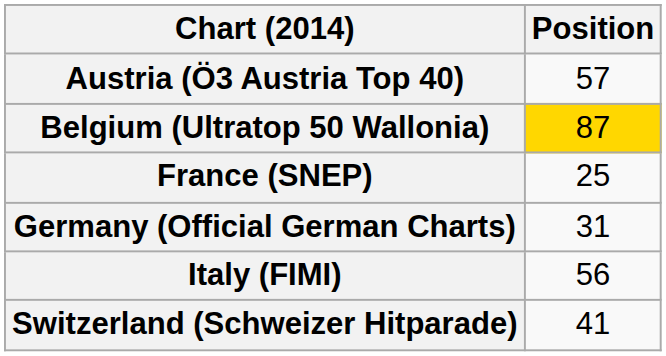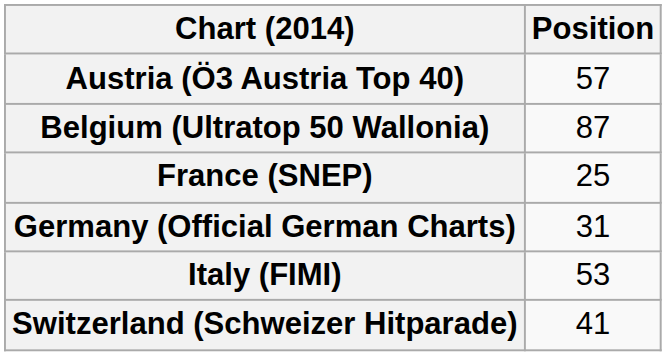(593, 127) gold background -> (593, 127) no background
(593, 275) 56 -> (593, 275) 53
